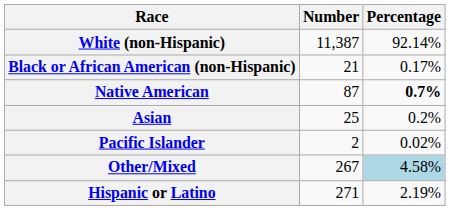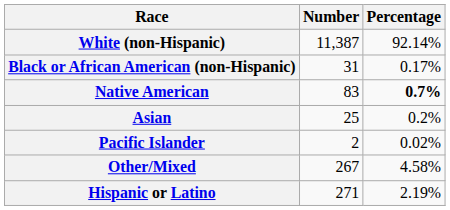(351, 67) 21 -> (351, 67) 31
(351, 92) 87 -> (351, 92) 83
(421, 167) lightblue background -> (421, 167) no background
